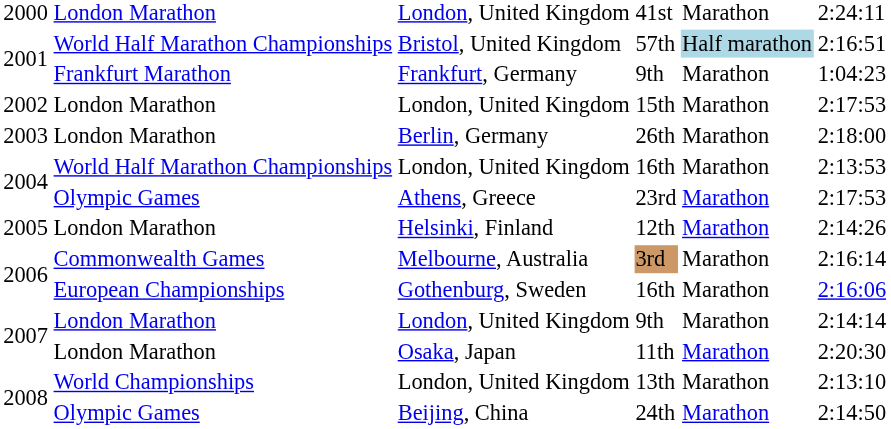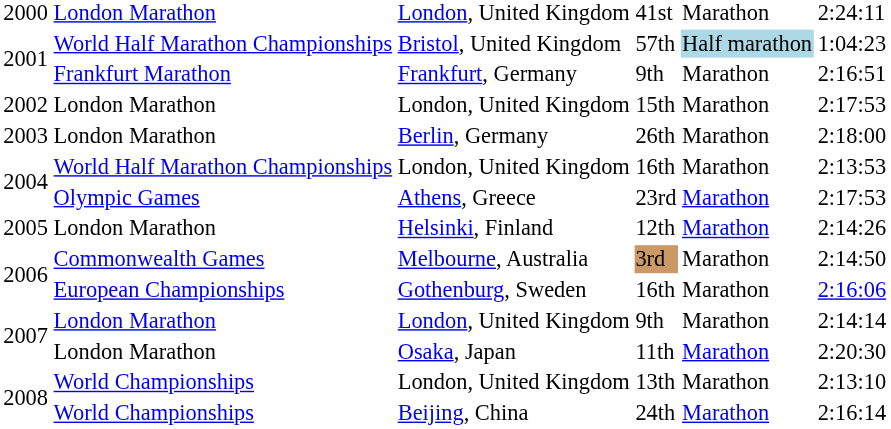(852, 43) 2:16:51 -> (852, 43) 1:04:23
(852, 74) 1:04:23 -> (852, 74) 2:16:51
(852, 258) 2:16:14 -> (852, 258) 2:14:50
(127, 412) Olympic Games -> (154, 412) World Championships
(852, 412) 2:14:50 -> (852, 412) 2:16:14
